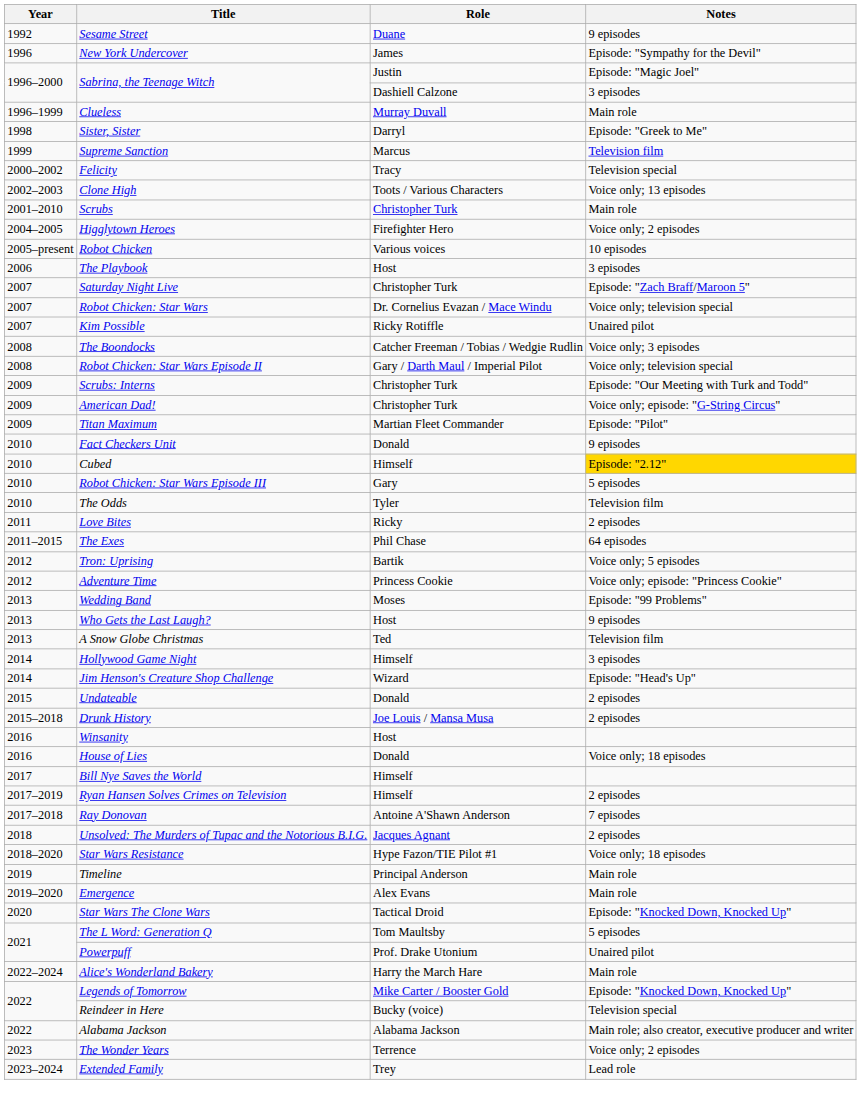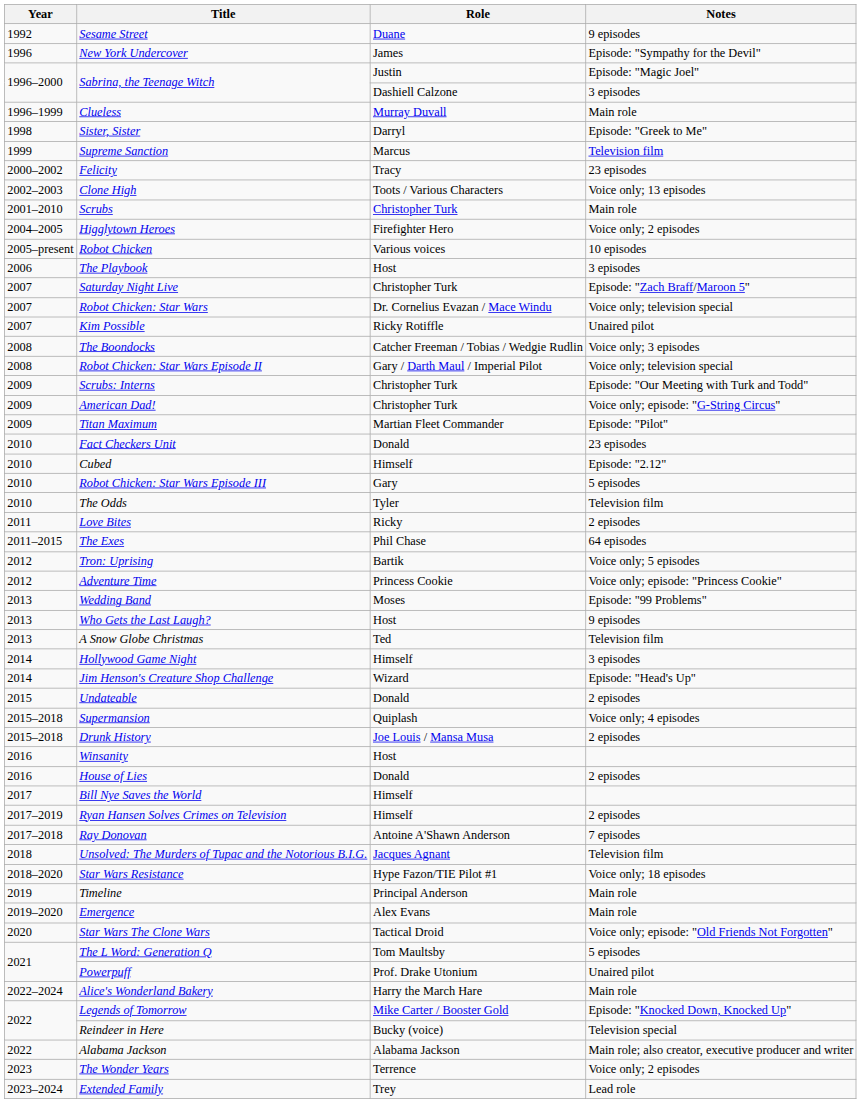(633, 170) Television special -> (617, 170) 23 episodes
(614, 444) 9 episodes -> (617, 444) 23 episodes
(627, 463) gold background -> (627, 463) no background
+ row: (115, 717)
(647, 756) Voice only; 18 episodes -> (614, 776) 2 episodes
(614, 834) 2 episodes -> (626, 854) Television film
(690, 913) Episode: "Knocked Down, Knocked Up" -> (711, 932) Voice only; episode: "Old Friends Not Forgotten"
